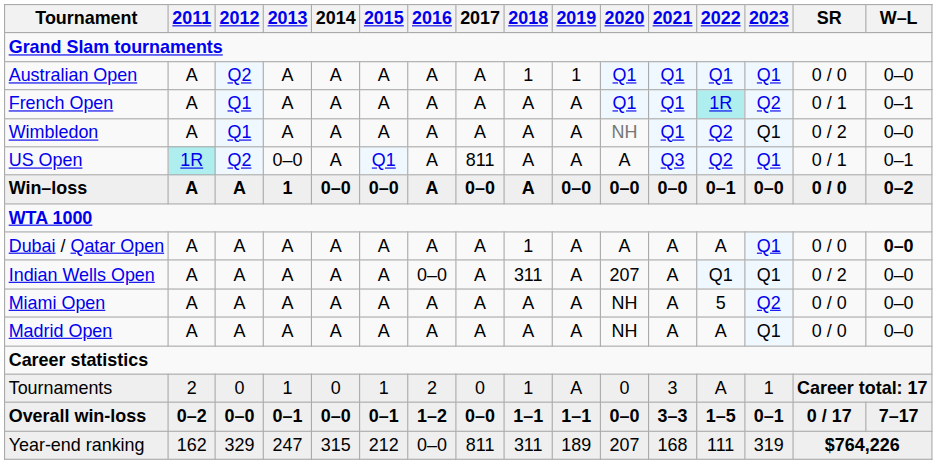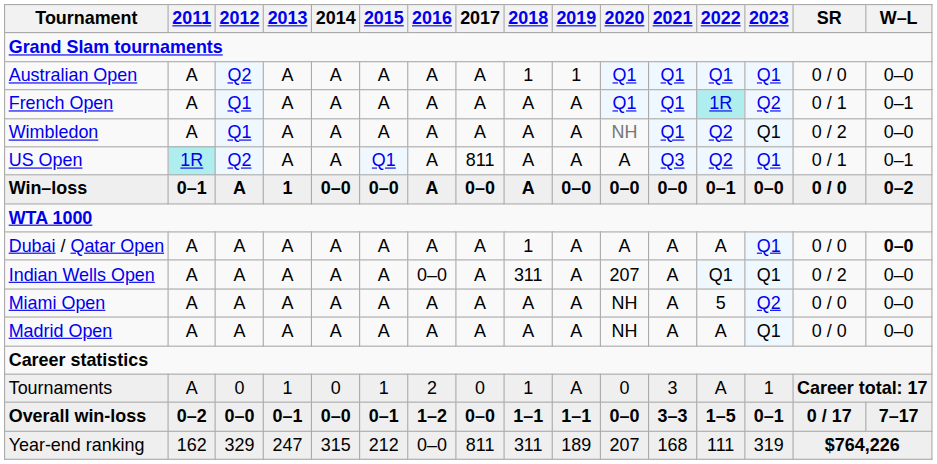(288, 160) 0–0 -> (288, 160) A
(192, 189) A -> (192, 189) 0–1
(192, 388) 2 -> (192, 388) A
